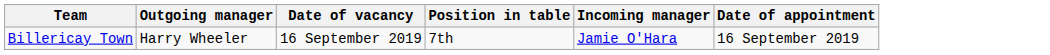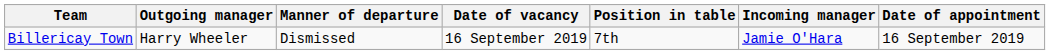+ column: (359, 16)
